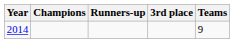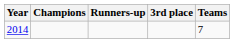(201, 30) 9 -> (201, 30) 7
